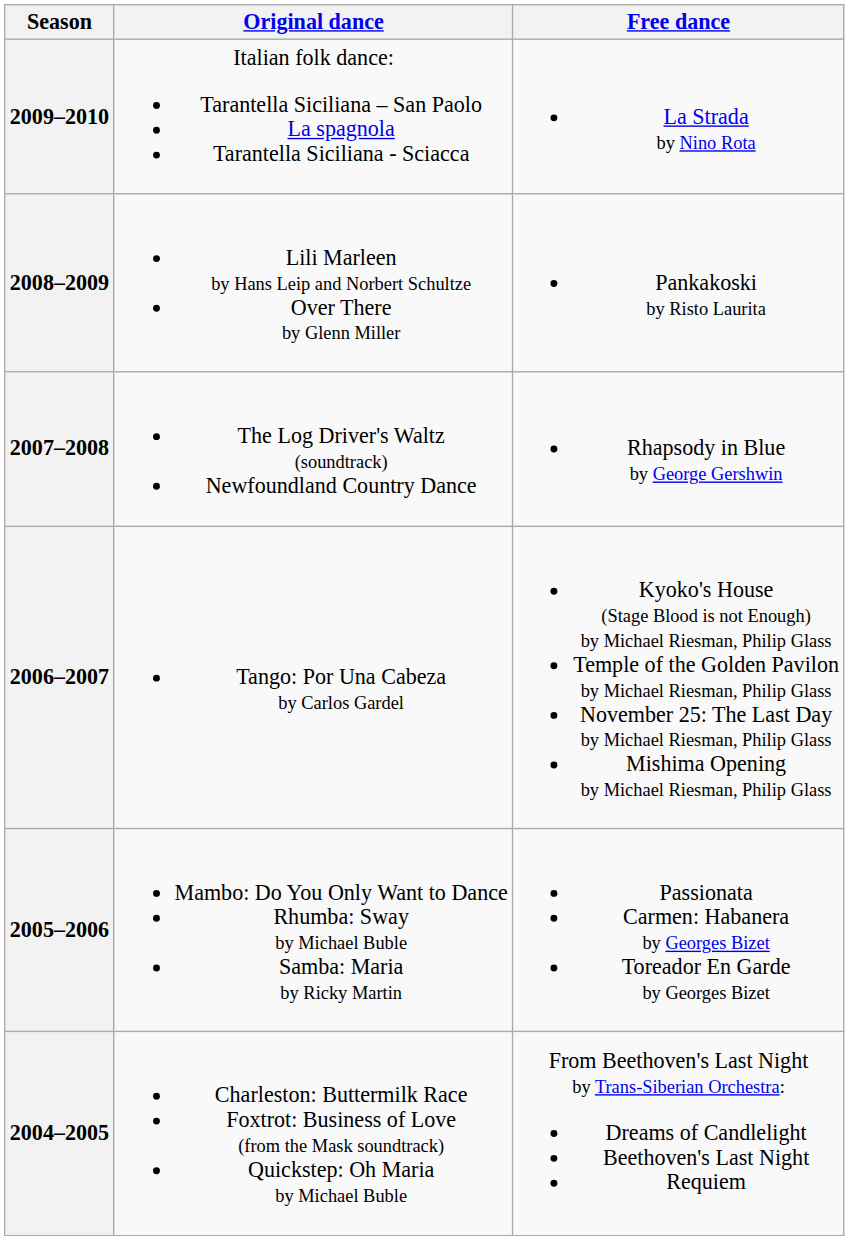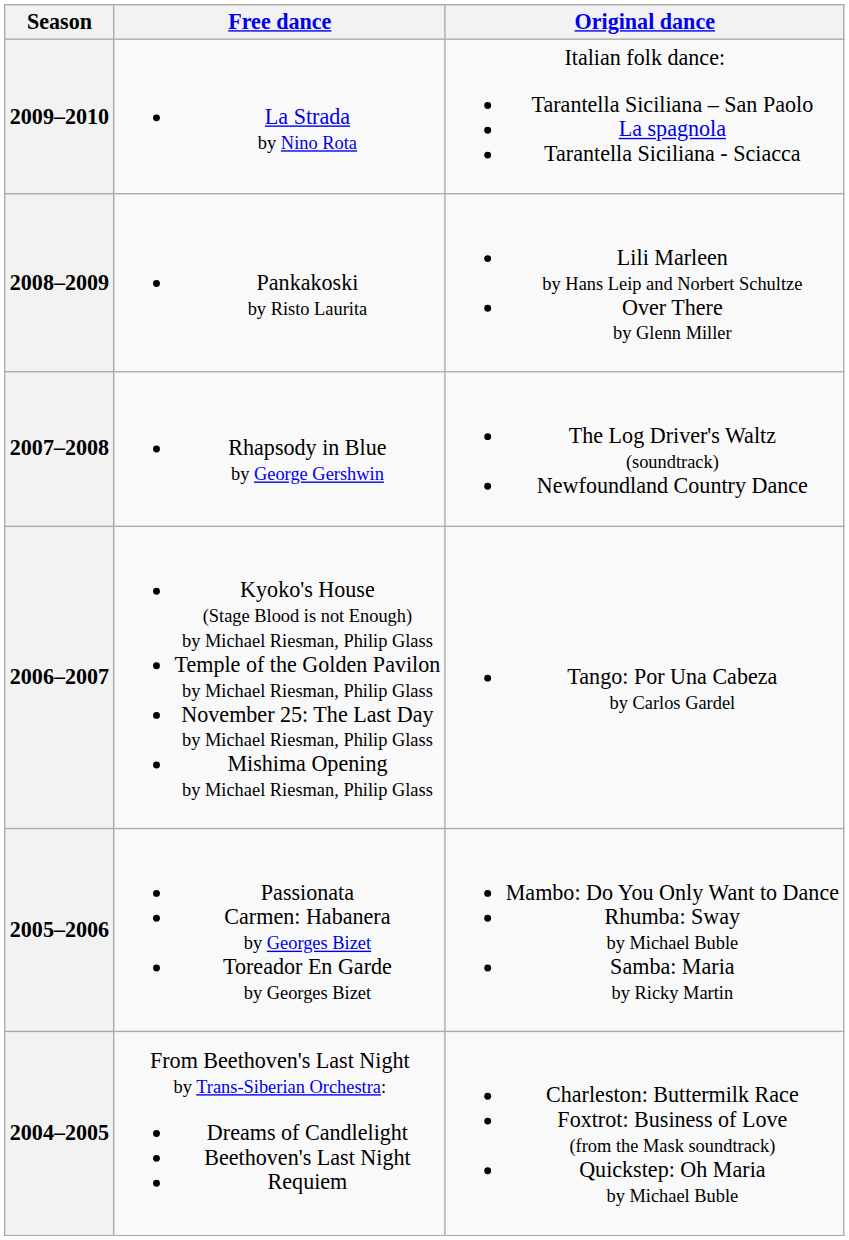columns swapped: (314, 22) <-> (678, 22)
